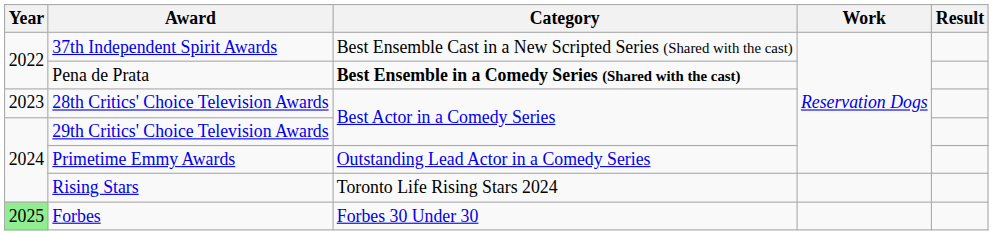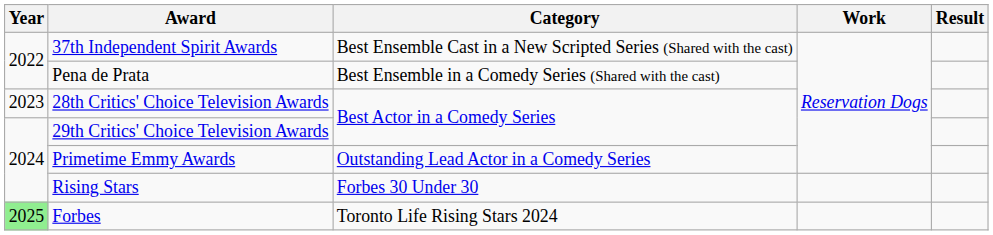(539, 74) bold -> (528, 74) normal
(447, 187) Toronto Life Rising Stars 2024 -> (408, 187) Forbes 30 Under 30
(408, 215) Forbes 30 Under 30 -> (447, 215) Toronto Life Rising Stars 2024
